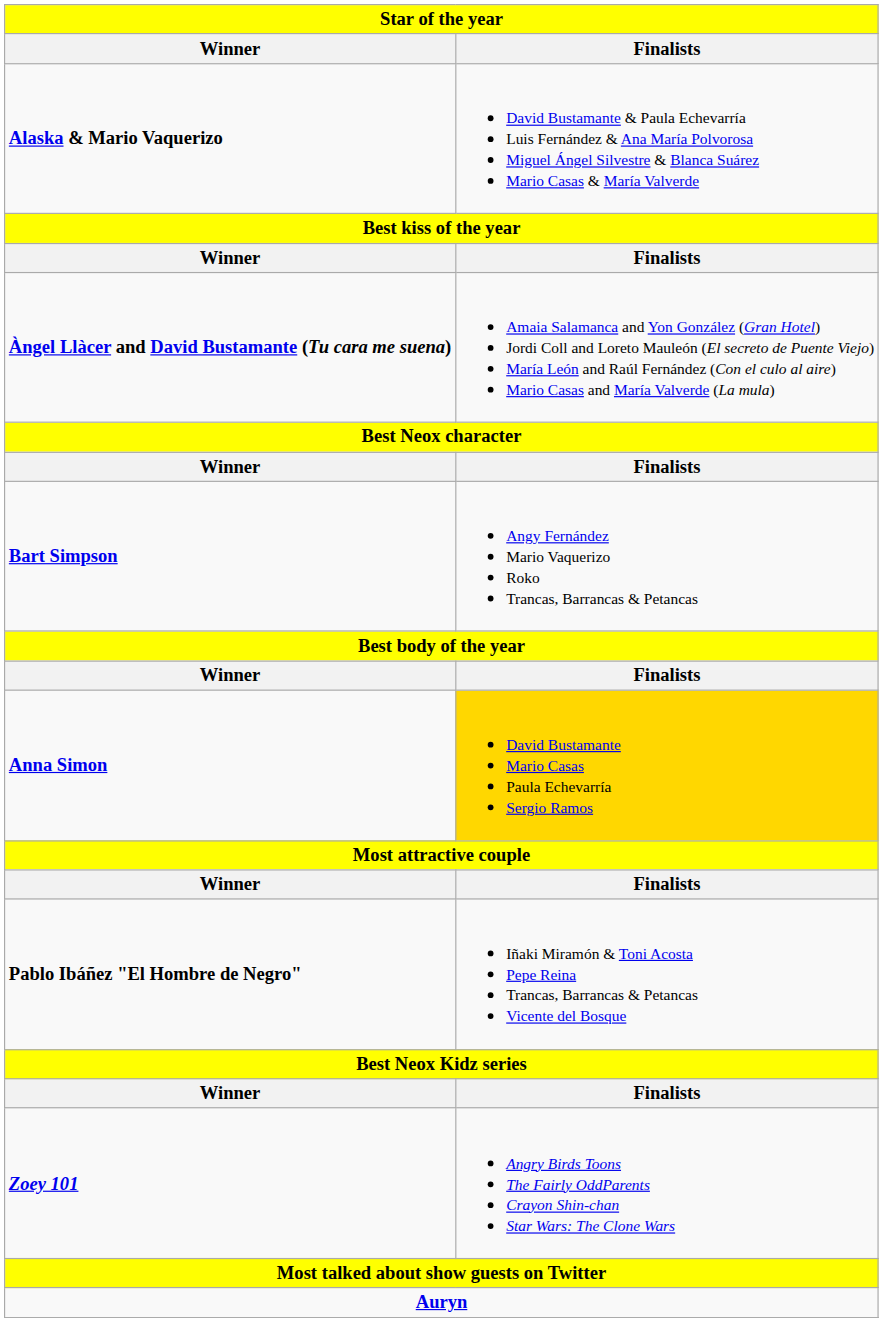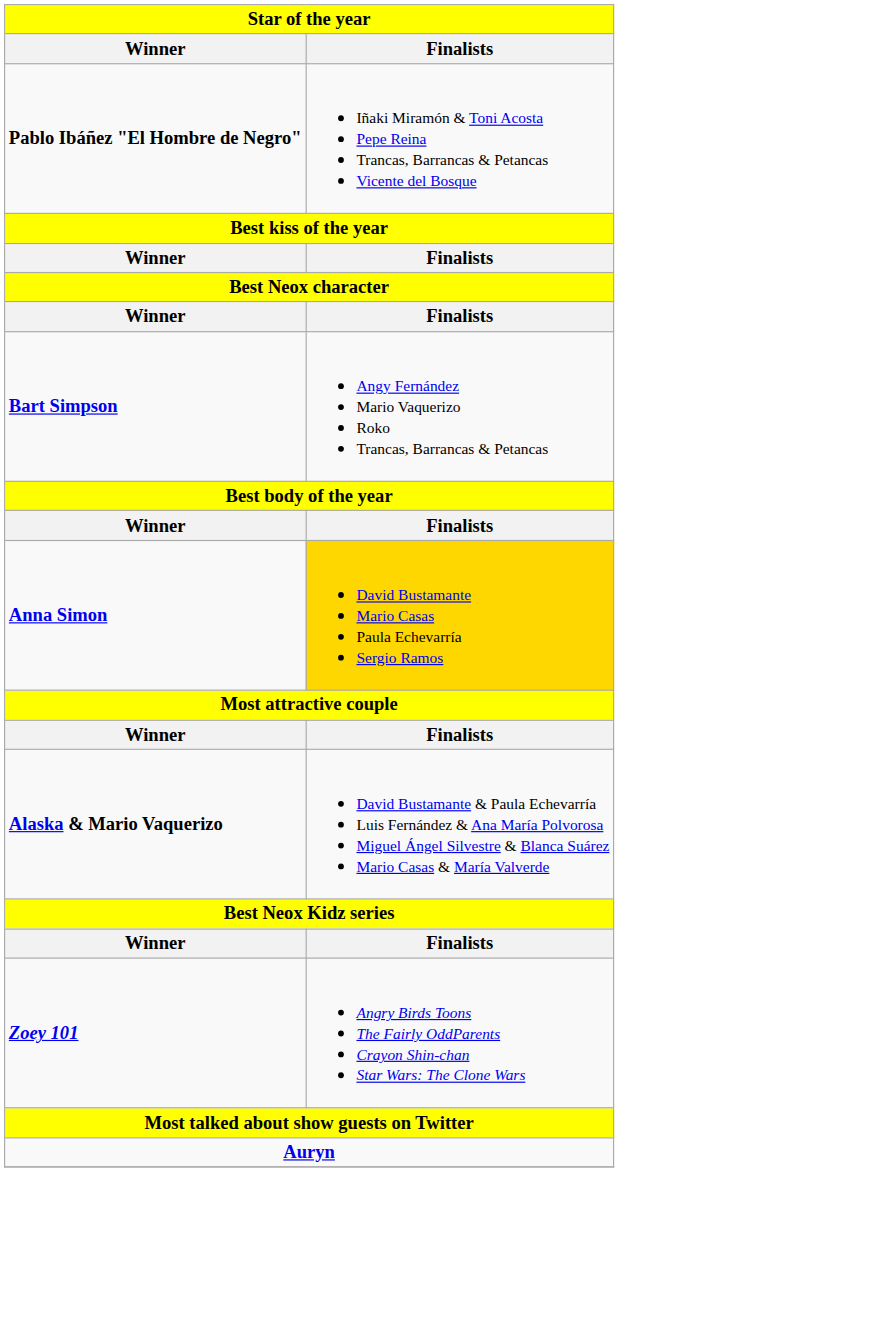rows swapped: (155, 974) <-> (116, 138)
- row: (230, 347)
